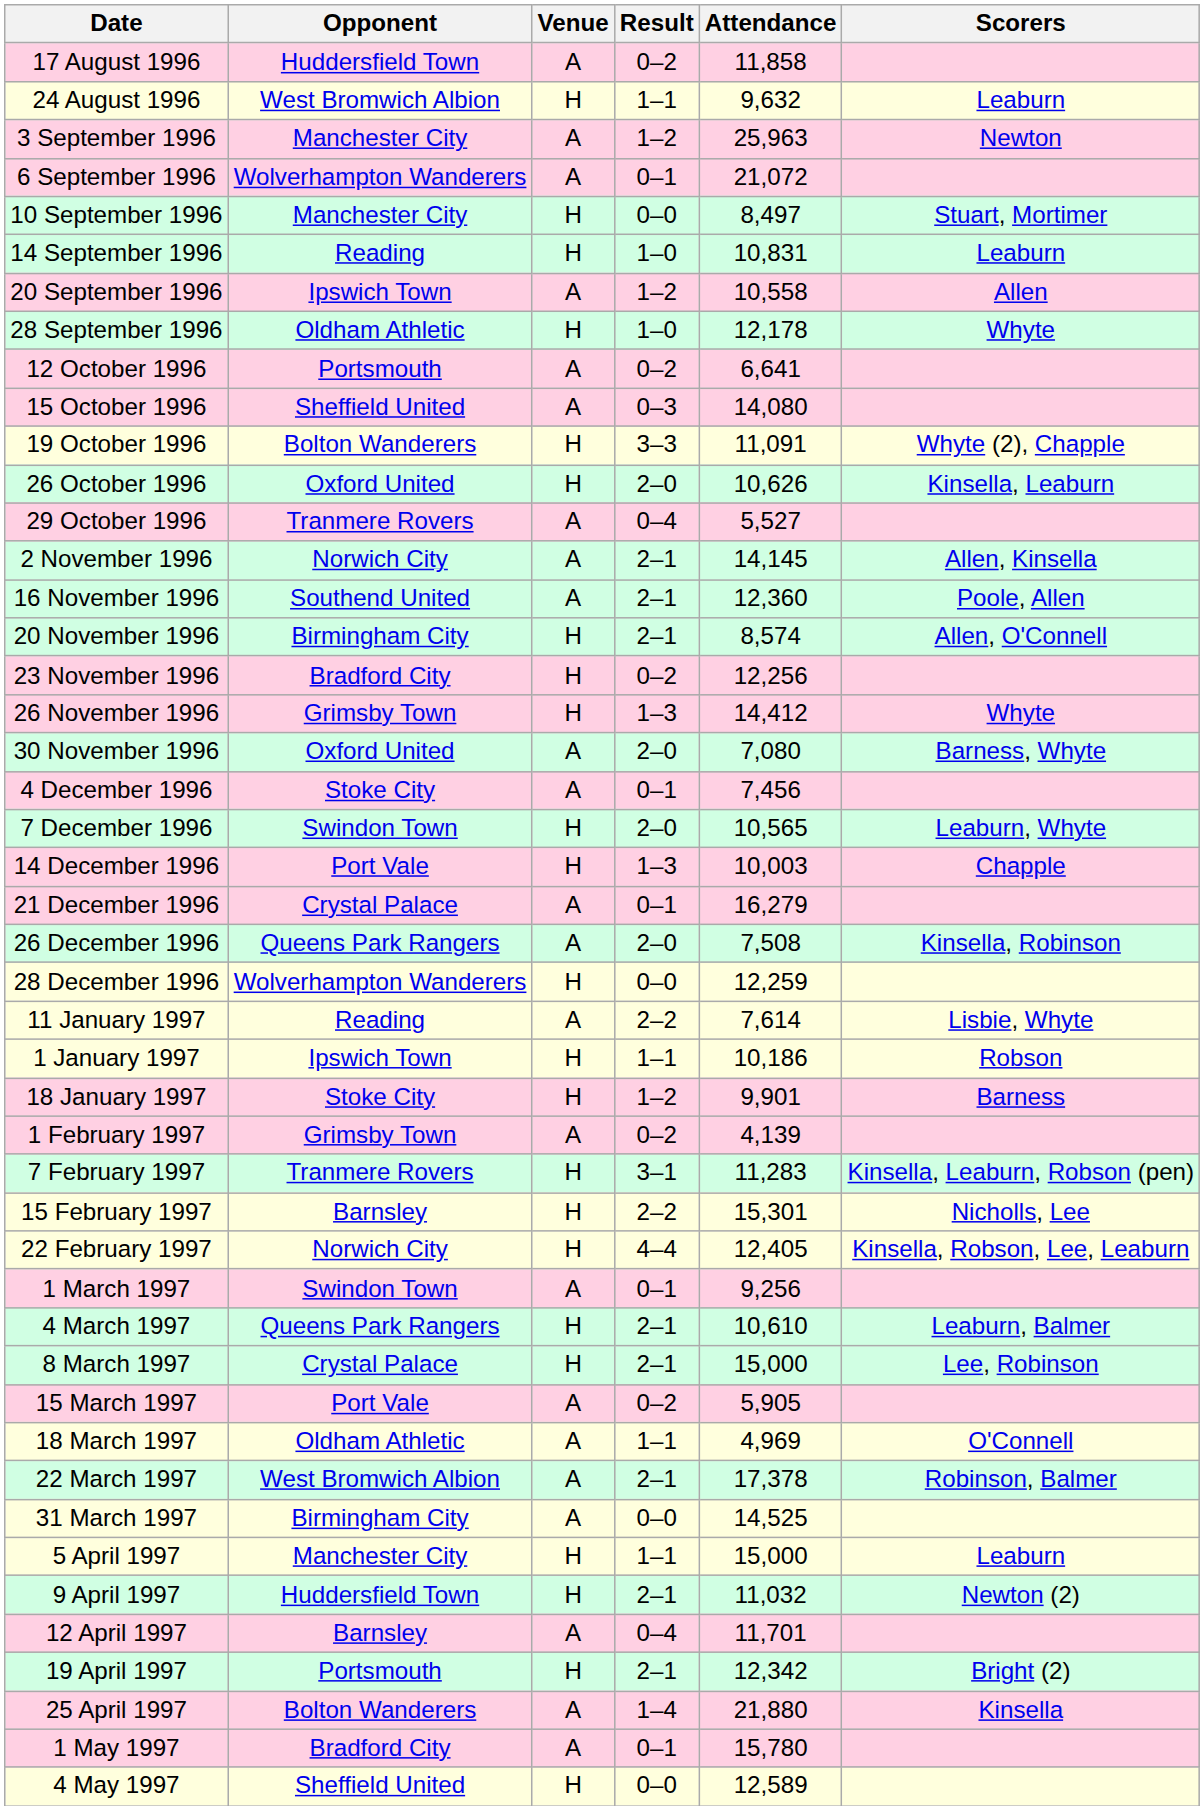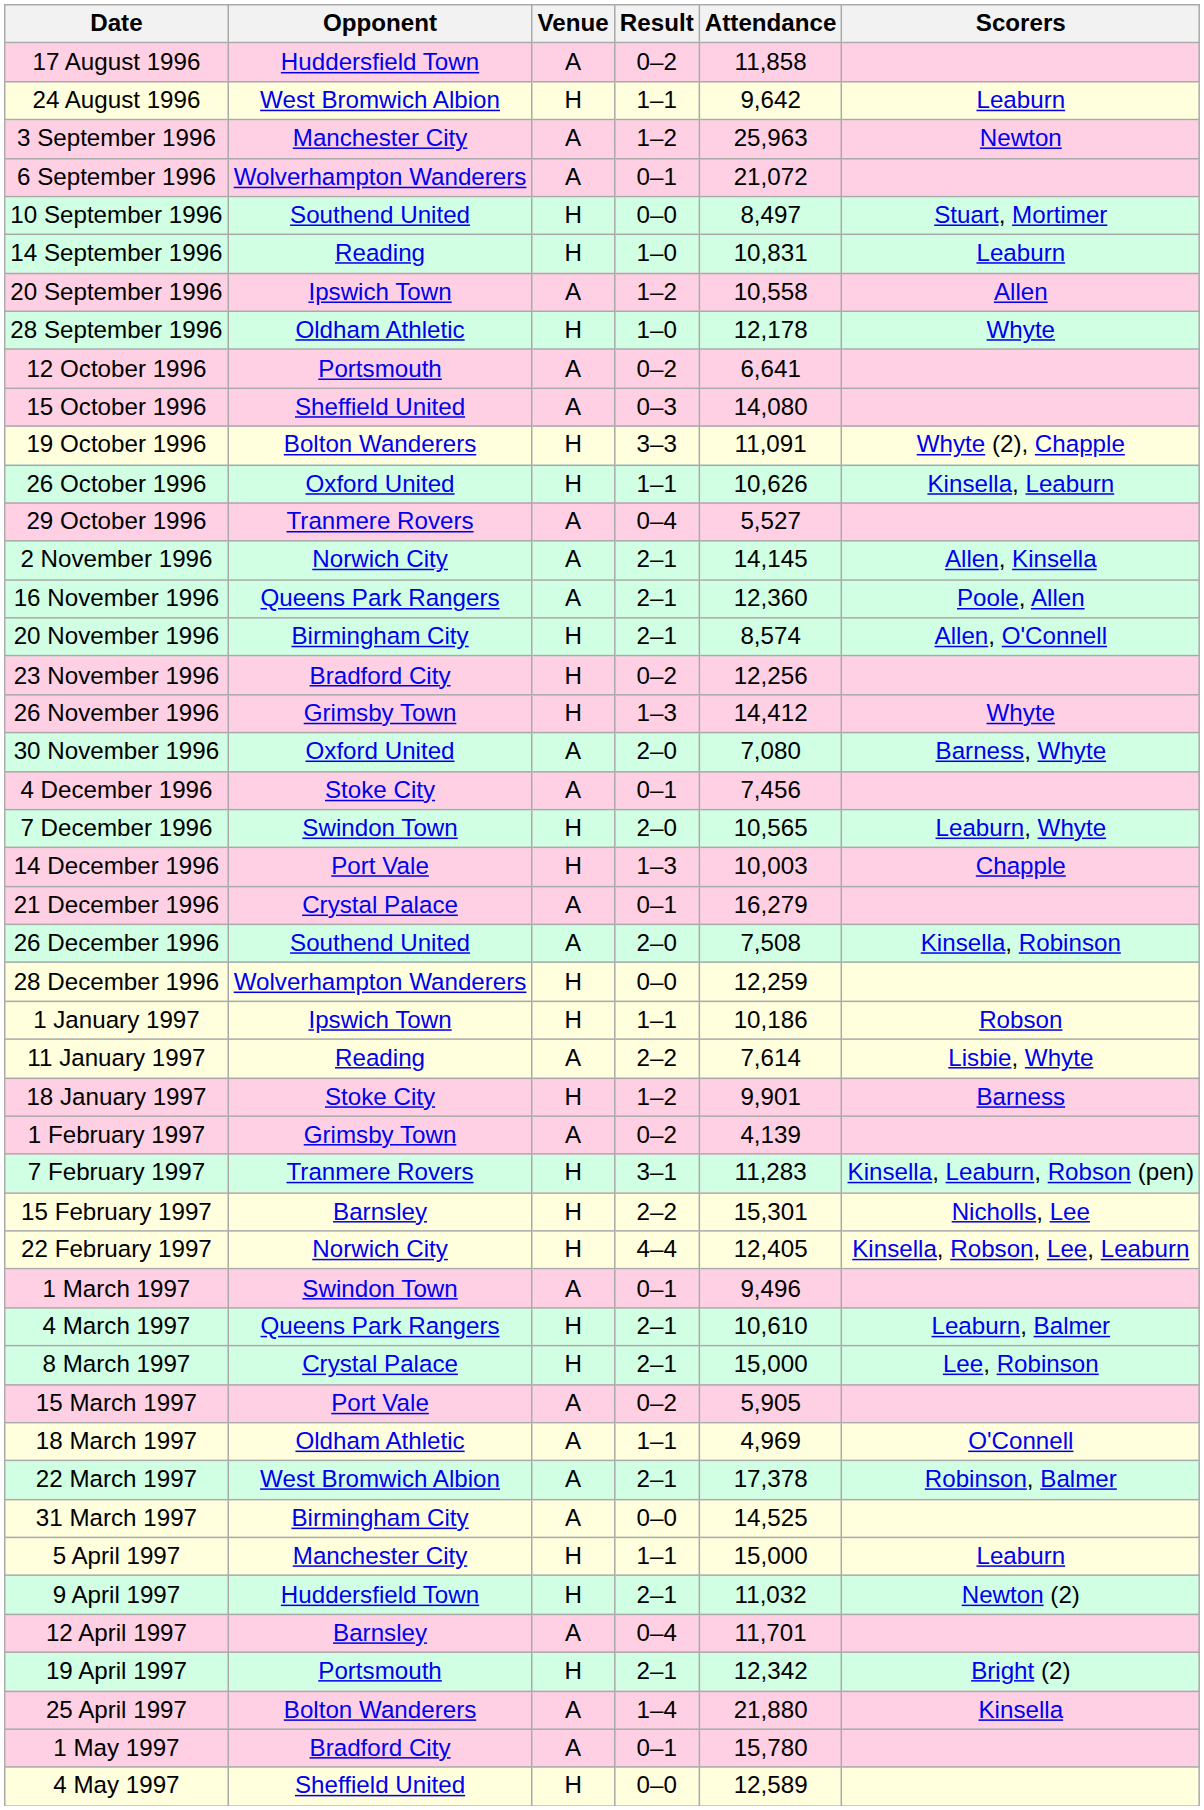(771, 100) 9,632 -> (771, 100) 9,642
(380, 215) Manchester City -> (380, 215) Southend United
(657, 483) 2–0 -> (657, 483) 1–1
(380, 598) Southend United -> (380, 598) Queens Park Rangers
(380, 943) Queens Park Rangers -> (380, 943) Southend United
rows swapped: (116, 1058) <-> (116, 1019)
(771, 1288) 9,256 -> (771, 1288) 9,496
